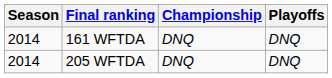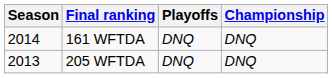columns swapped: (297, 15) <-> (212, 15)
(24, 61) 2014 -> (24, 61) 2013
